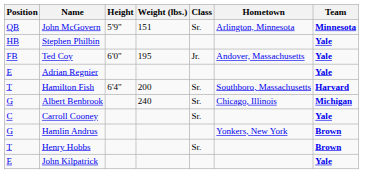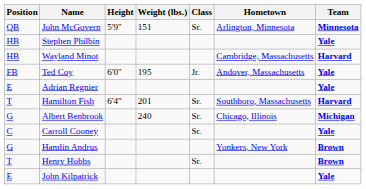+ row: (70, 57)
(145, 87) 200 -> (145, 102) 201
